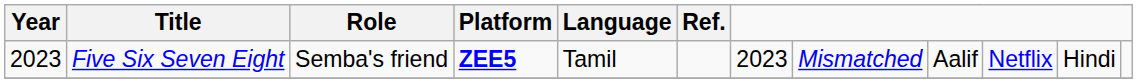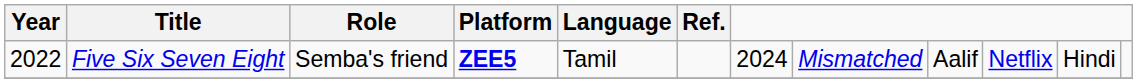(36, 59) 2023 -> (36, 59) 2022
(762, 59) 2023 -> (762, 59) 2024
